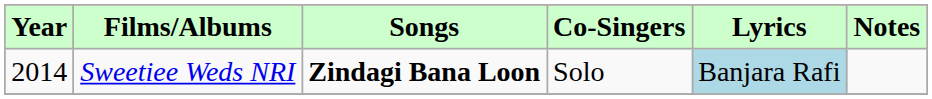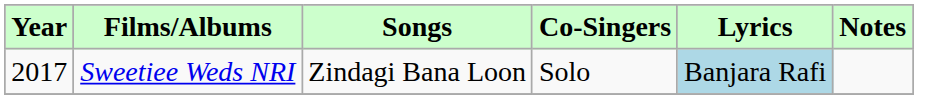(39, 71) 2014 -> (39, 71) 2017
(424, 71) bold -> (417, 71) normal
